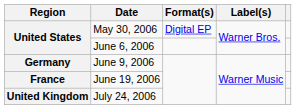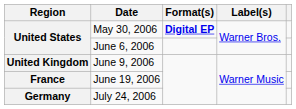(188, 29) normal -> (190, 29) bold
(48, 63) Germany -> (48, 63) United Kingdom
(48, 96) United Kingdom -> (48, 96) Germany
